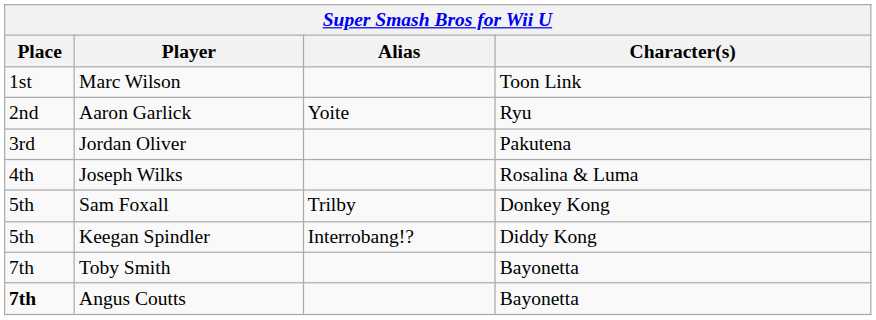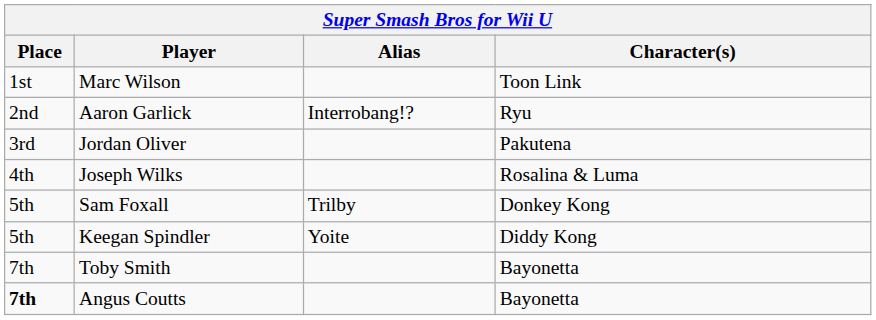(328, 112) Yoite -> (361, 112) Interrobang!?
(361, 236) Interrobang!? -> (328, 236) Yoite
